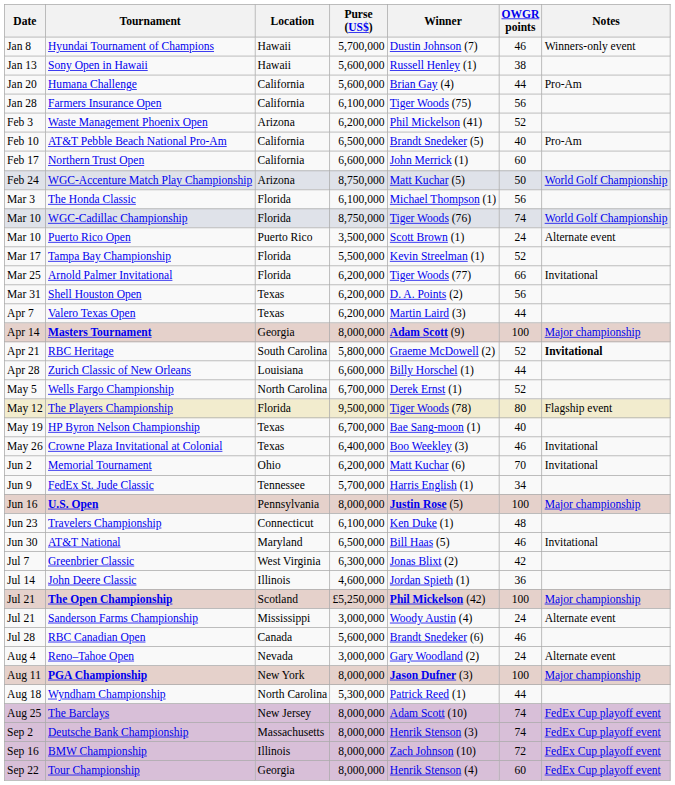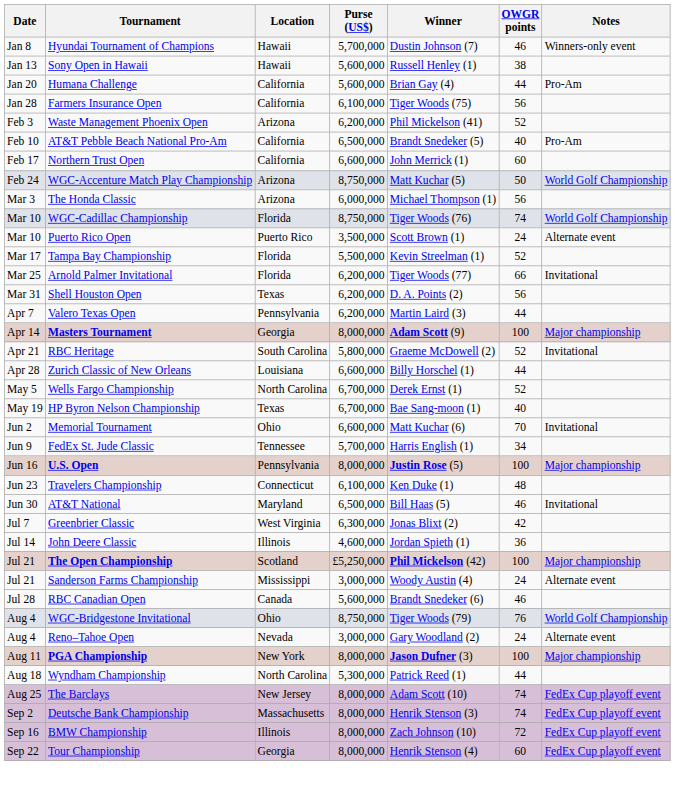(274, 199) Florida -> (276, 199) Arizona
(361, 199) 6,100,000 -> (361, 199) 6,000,000
(271, 313) Texas -> (288, 313) Pennsylvania
(574, 351) bold -> (571, 351) normal
- row: (111, 408)
- row: (135, 446)
(361, 465) 6,200,000 -> (361, 427) 6,600,000
+ row: (119, 618)
